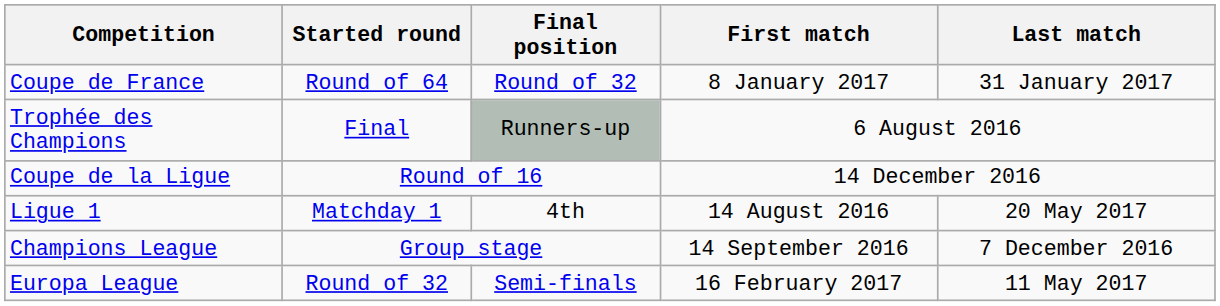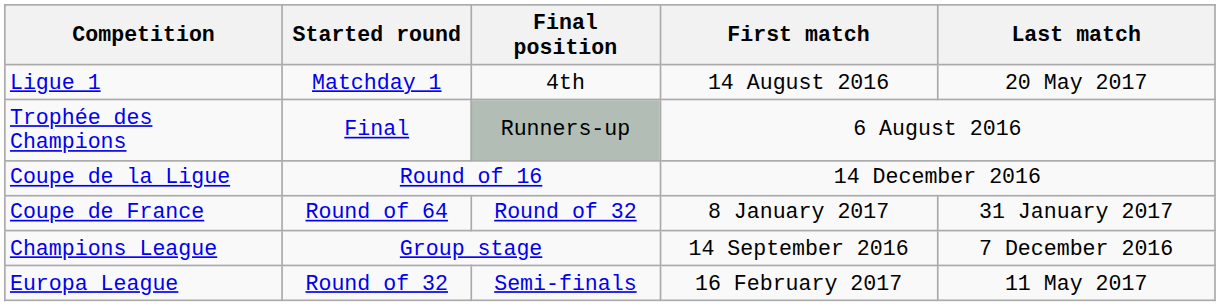rows swapped: (55, 213) <-> (107, 82)
